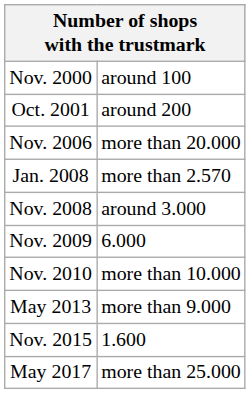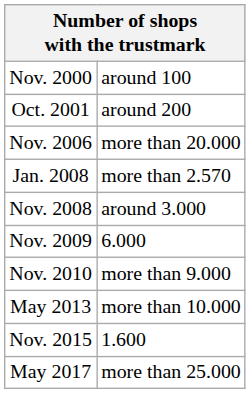(171, 274) more than 10.000 -> (166, 274) more than 9.000
(166, 306) more than 9.000 -> (171, 306) more than 10.000
